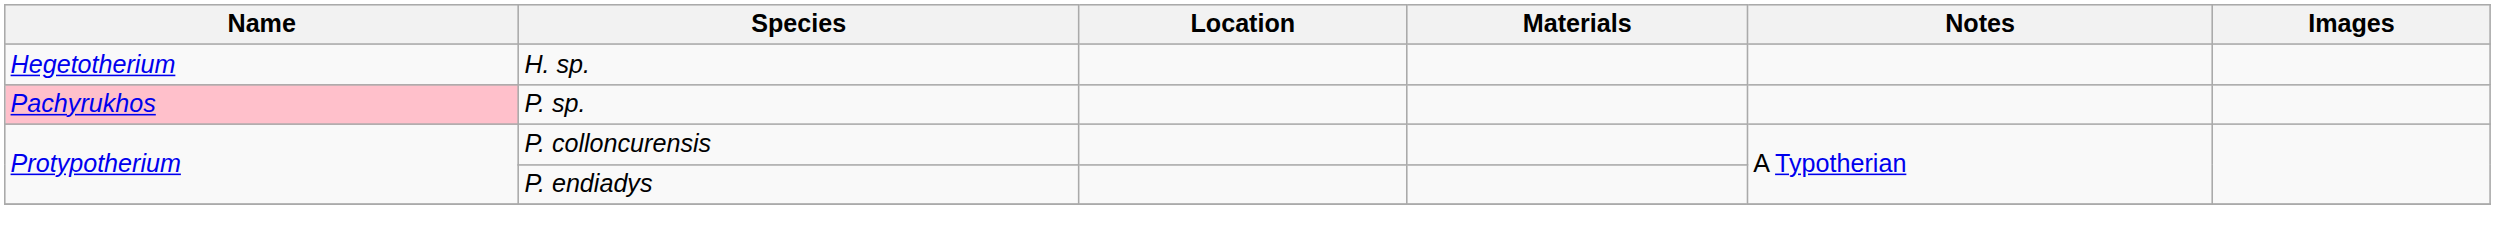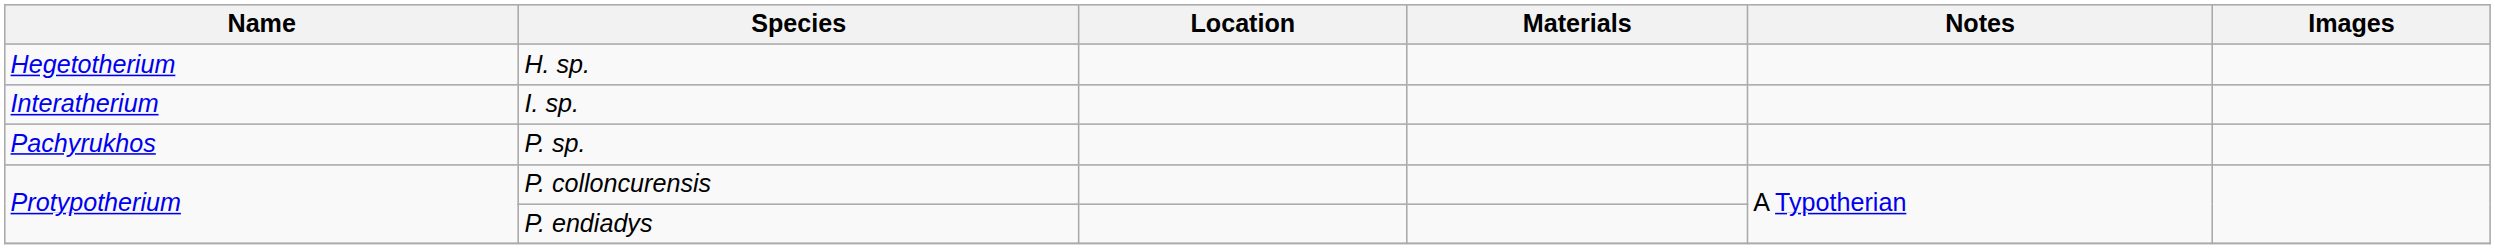+ row: (552, 104)
(83, 104) pink background -> (83, 143) no background
